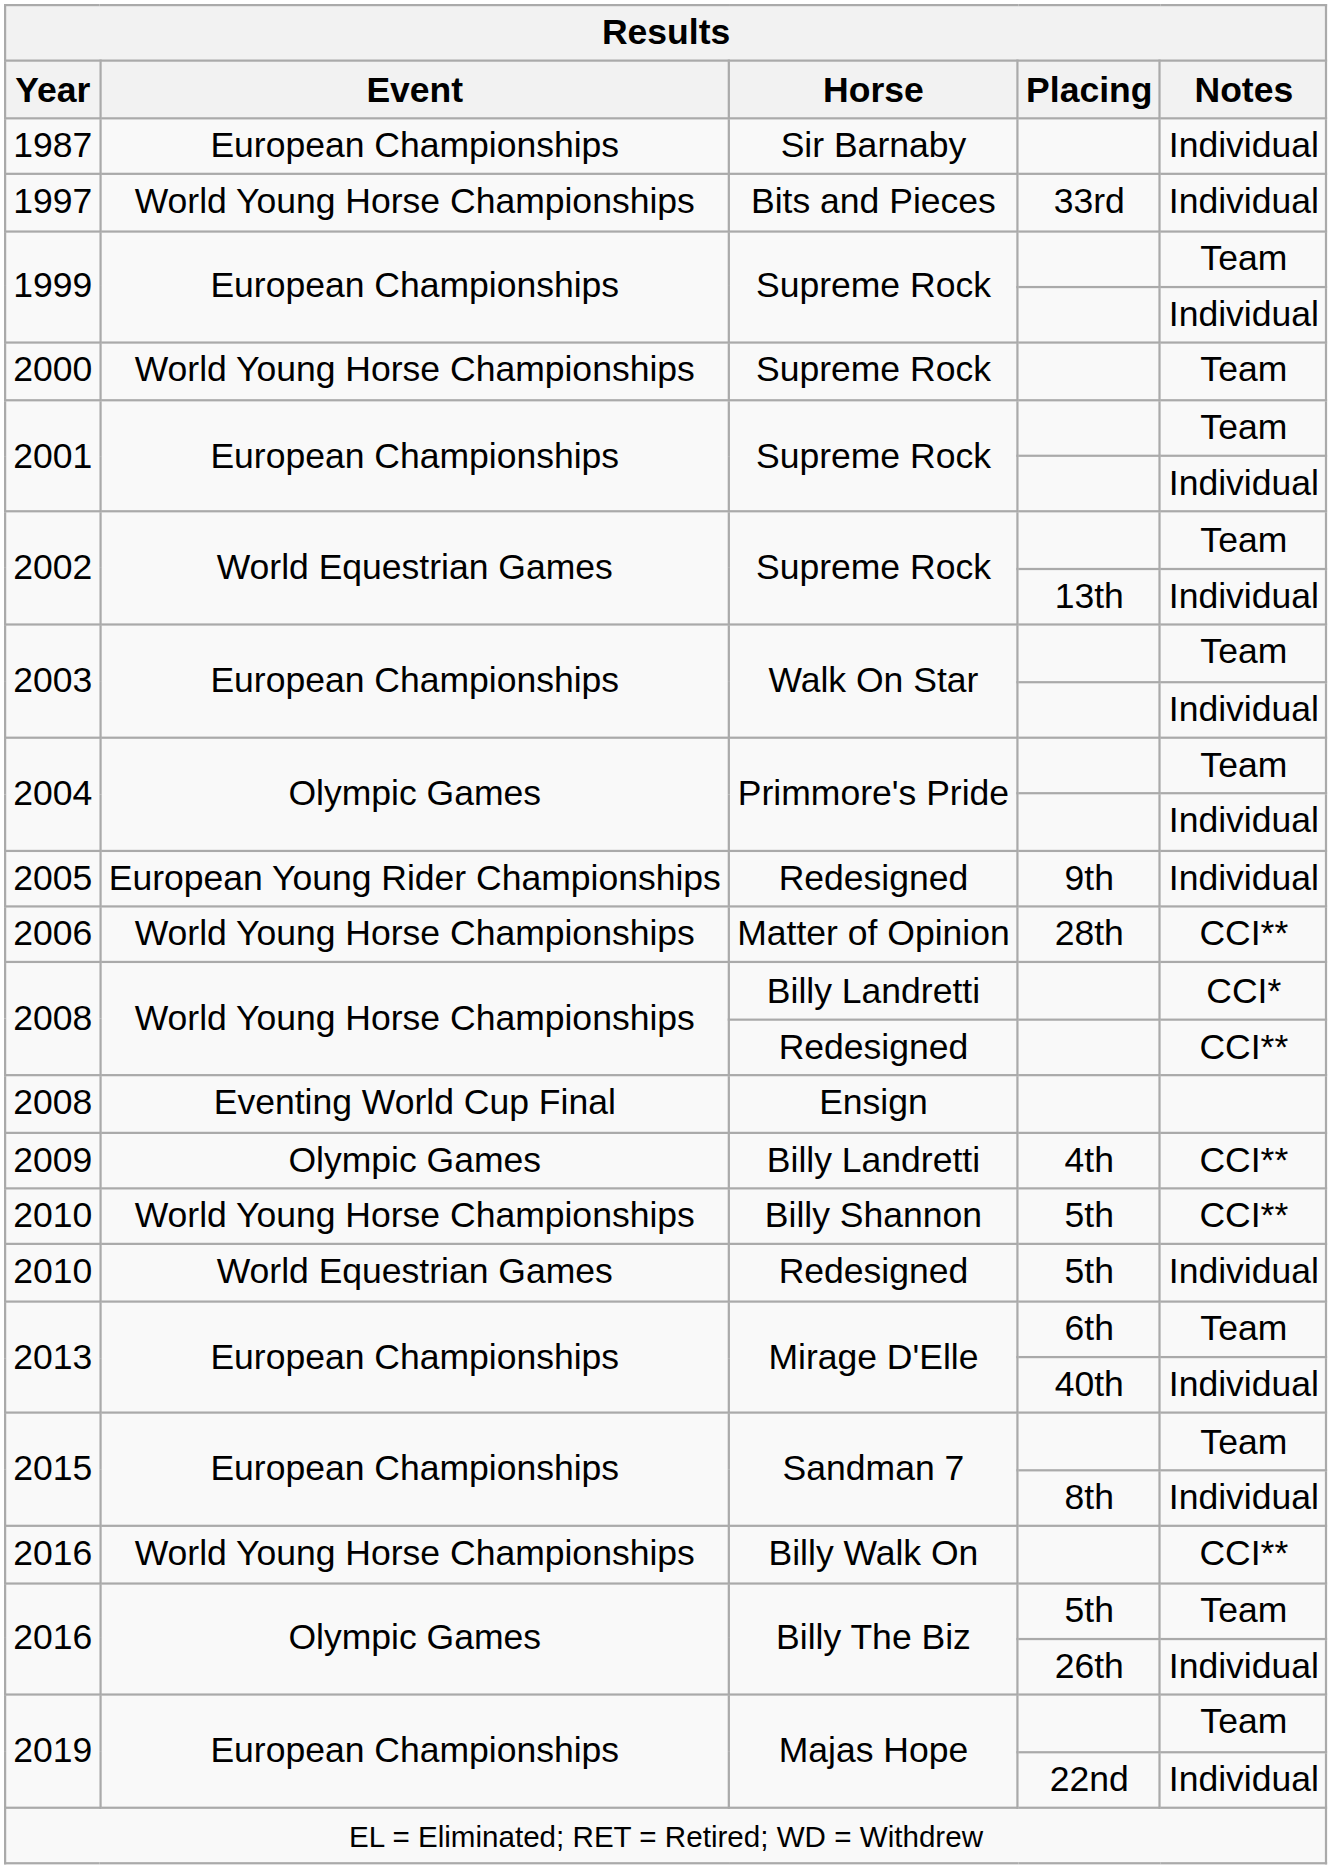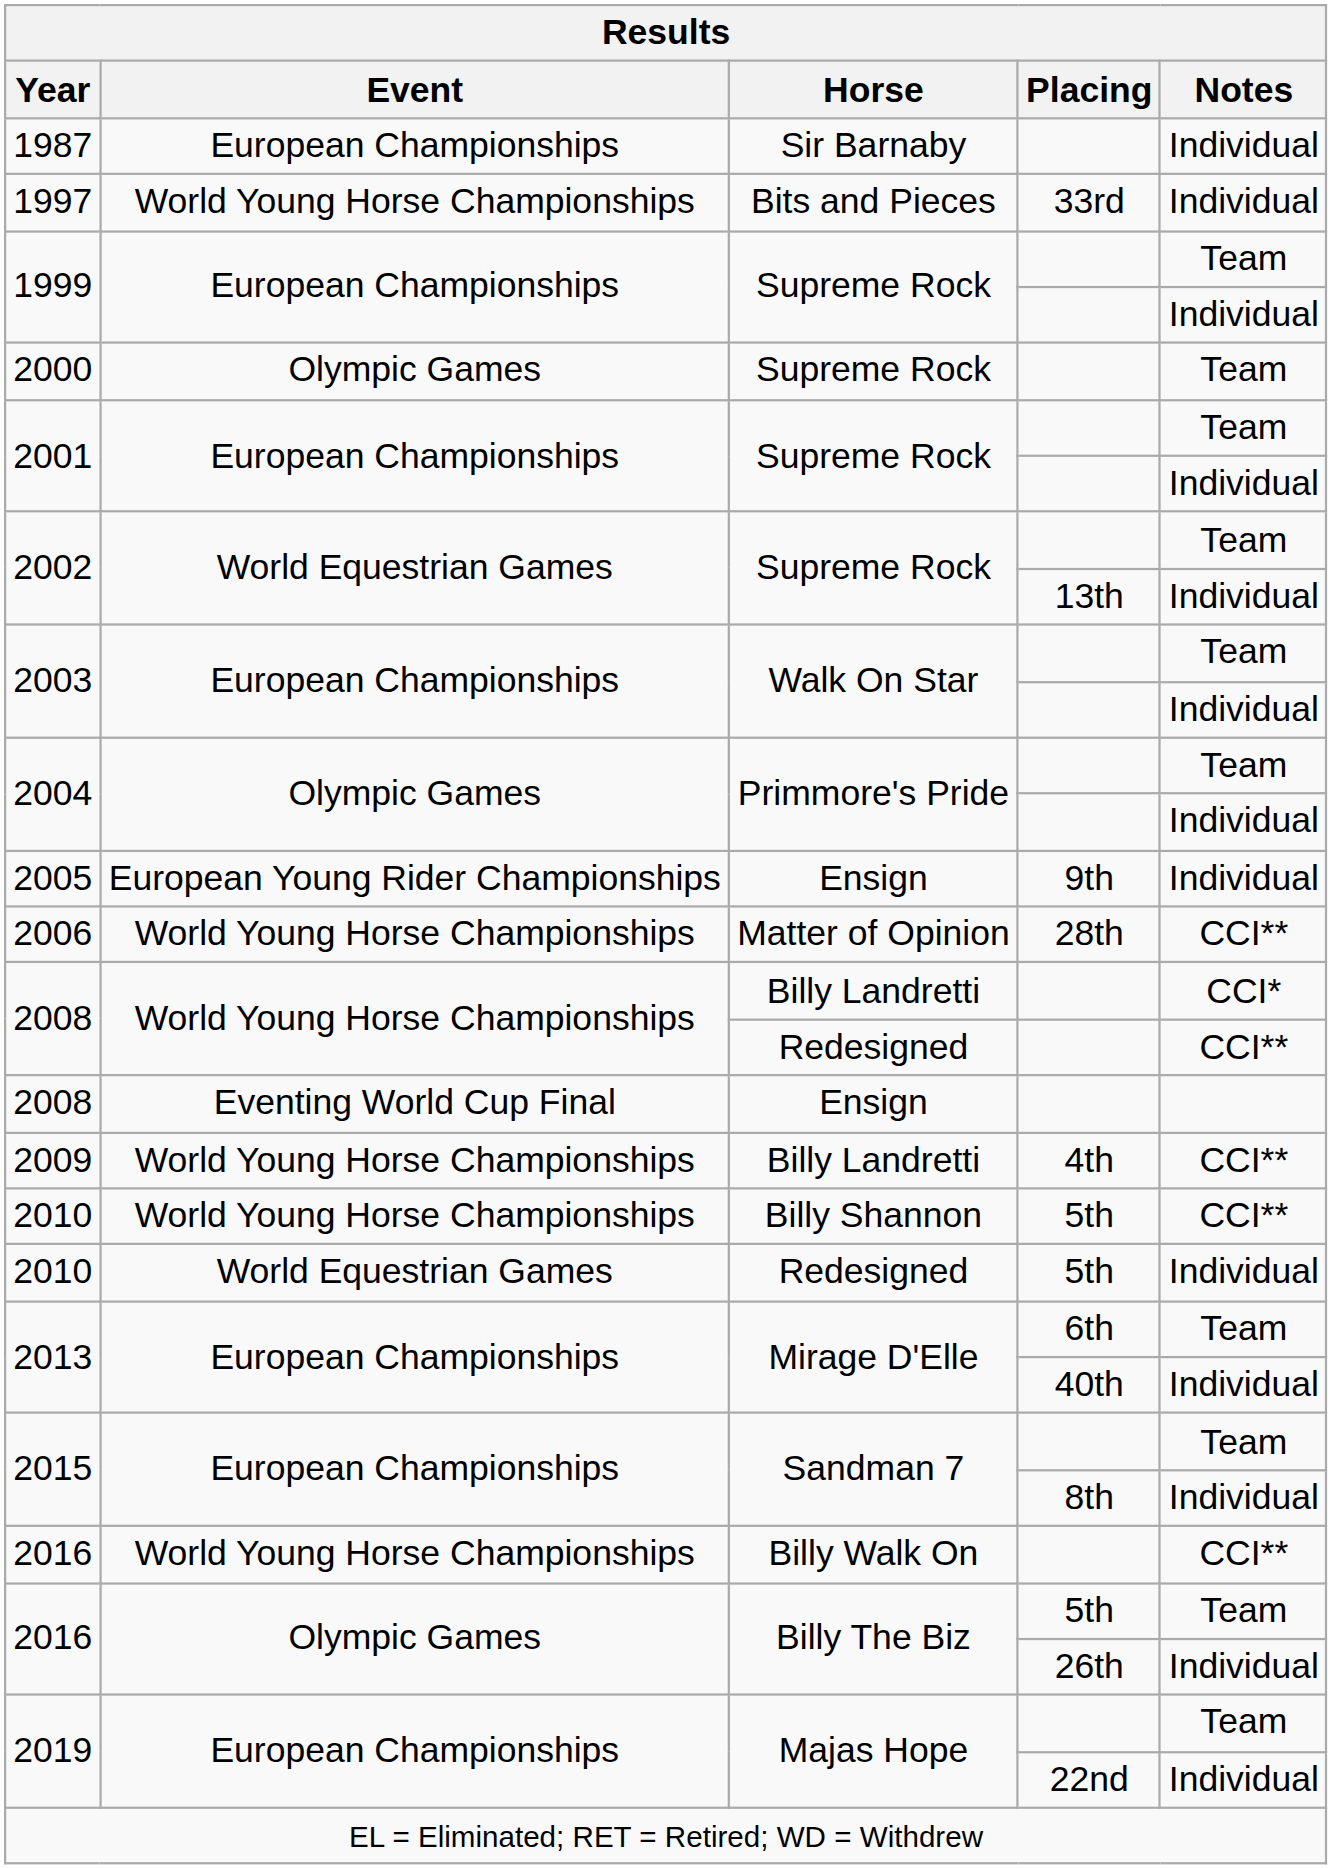(415, 370) World Young Horse Championships -> (415, 370) Olympic Games
(873, 877) Redesigned -> (873, 877) Ensign
(415, 1159) Olympic Games -> (415, 1159) World Young Horse Championships
